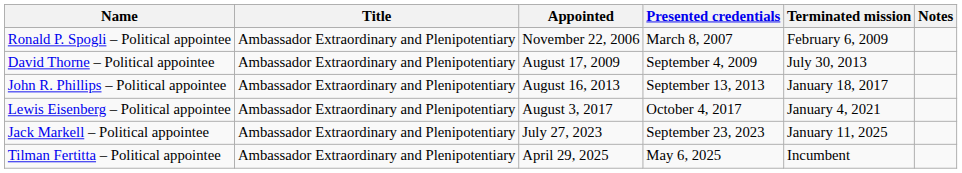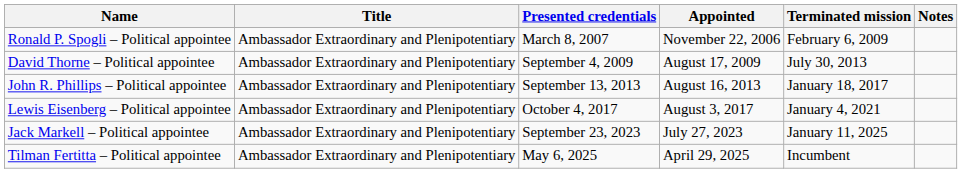columns swapped: (581, 16) <-> (713, 16)
